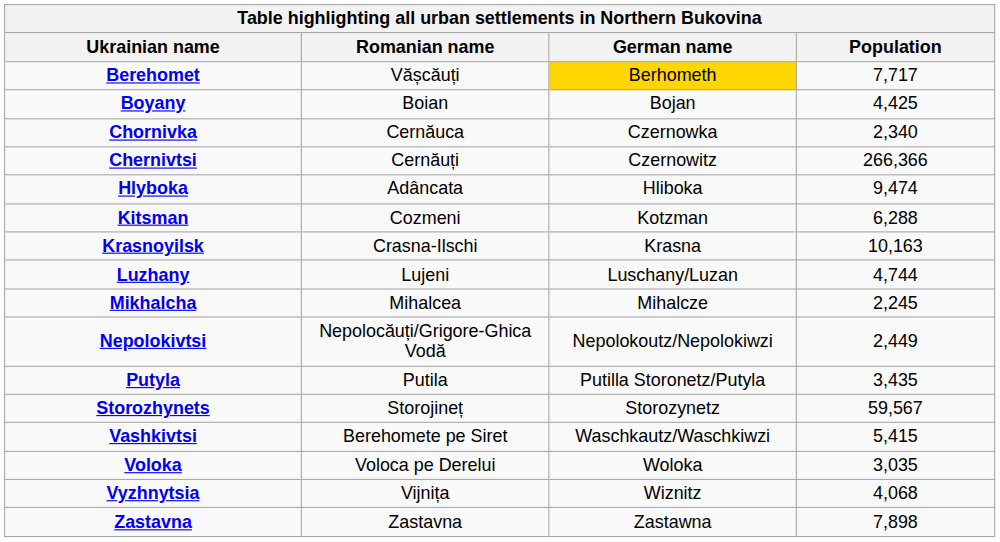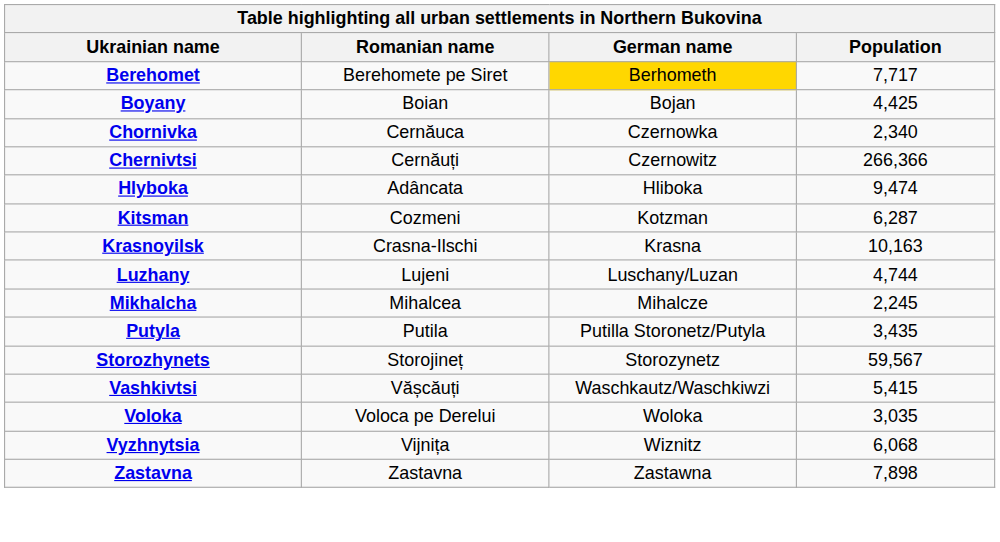(425, 75) Vășcăuți -> (425, 75) Berehomete pe Siret
(895, 217) 6,288 -> (895, 217) 6,287
- row: (153, 341)
(425, 436) Berehomete pe Siret -> (425, 388) Vășcăuți
(895, 493) 4,068 -> (895, 445) 6,068
